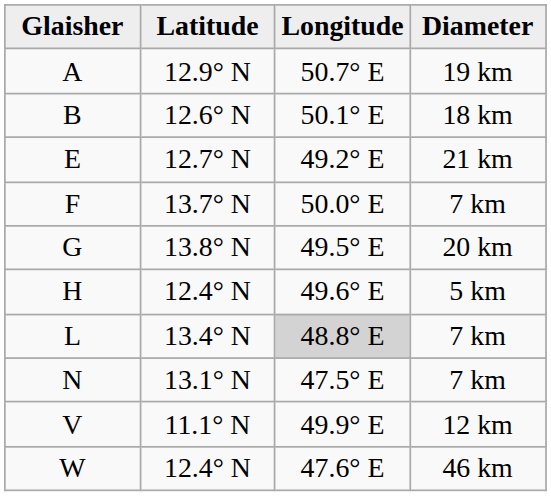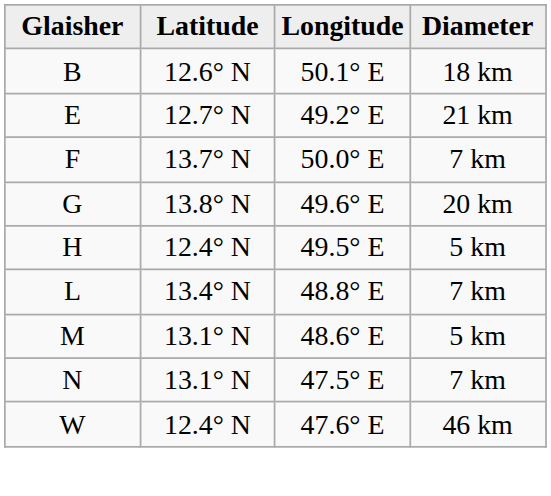- row: (72, 70)
(343, 247) 49.5° E -> (343, 203) 49.6° E
(343, 291) 49.6° E -> (343, 247) 49.5° E
(343, 335) lightgrey background -> (343, 291) no background
+ row: (72, 335)
- row: (72, 423)
